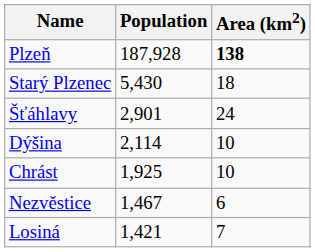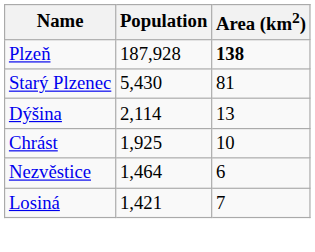(225, 83) 18 -> (225, 83) 81
- row: (43, 113)
(225, 143) 10 -> (225, 113) 13
(141, 202) 1,467 -> (141, 172) 1,464
